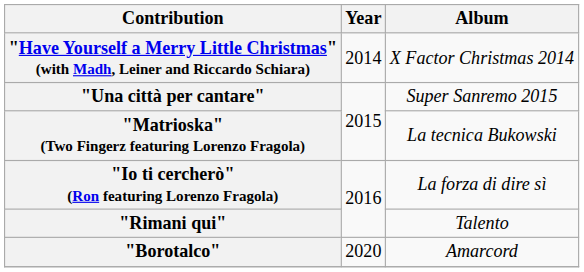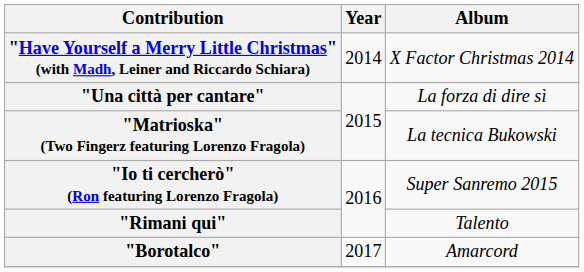(482, 96) Super Sanremo 2015 -> (482, 96) La forza di dire sì
(482, 184) La forza di dire sì -> (482, 184) Super Sanremo 2015
(363, 251) 2020 -> (363, 251) 2017
